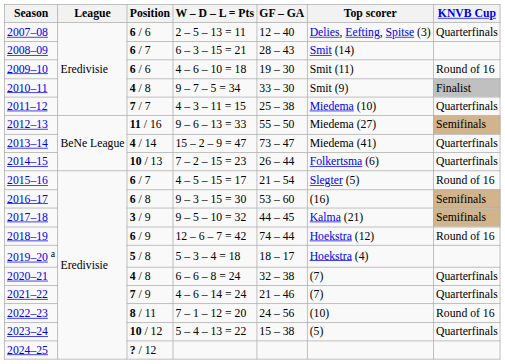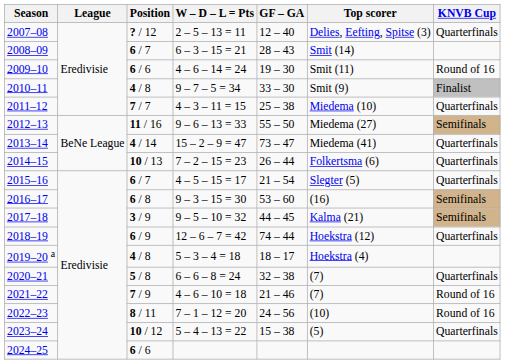(140, 32) 6 / 6 -> (143, 32) ? / 12
(211, 69) 4 – 6 – 10 = 18 -> (211, 69) 4 – 6 – 14 = 24
(465, 180) Round of 16 -> (467, 180) Quarterfinals
(465, 236) Round of 16 -> (467, 236) Quarterfinals
(140, 256) 5 / 8 -> (140, 256) 4 / 8
(140, 276) 4 / 8 -> (140, 276) 5 / 8
(211, 294) 4 – 6 – 14 = 24 -> (211, 294) 4 – 6 – 10 = 18
(467, 294) Quarterfinals -> (465, 294) Round of 16
(143, 350) ? / 12 -> (140, 350) 6 / 6
